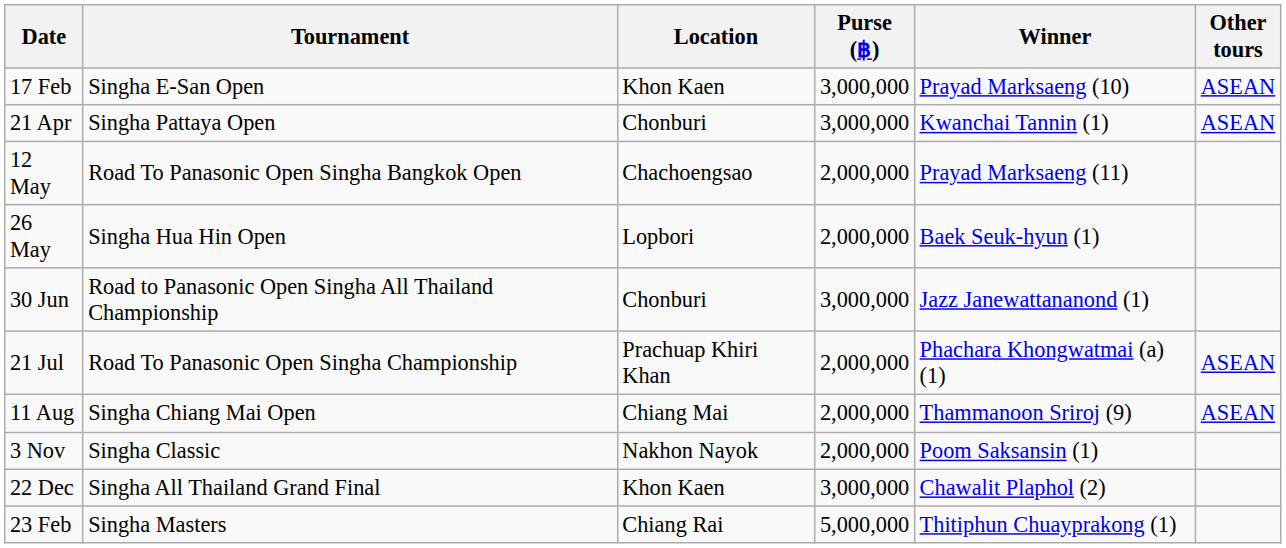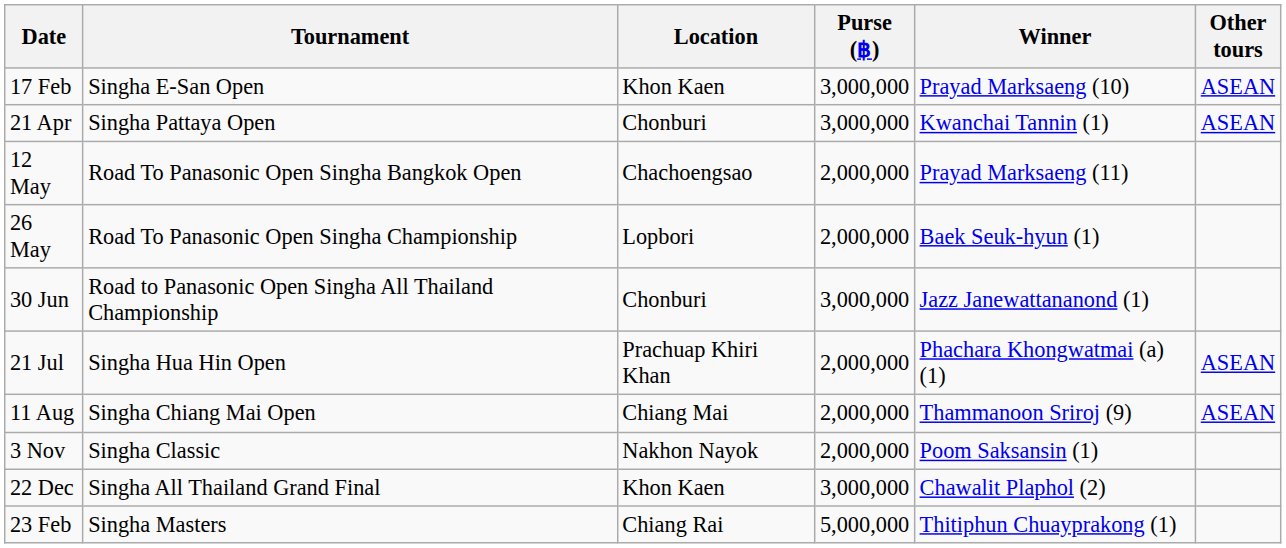(187, 236) Singha Hua Hin Open -> (303, 236) Road To Panasonic Open Singha Championship
(303, 363) Road To Panasonic Open Singha Championship -> (187, 363) Singha Hua Hin Open
